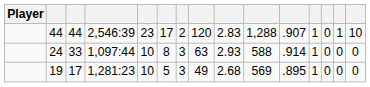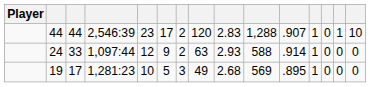(147, 52) 10 -> (147, 52) 12
(166, 52) 8 -> (166, 52) 9
(182, 52) 3 -> (182, 52) 2
